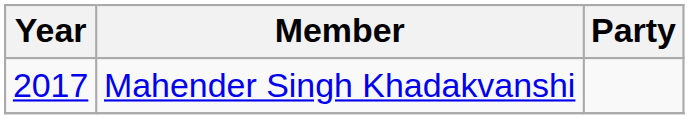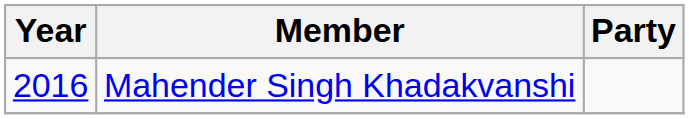(51, 85) 2017 -> (51, 85) 2016
